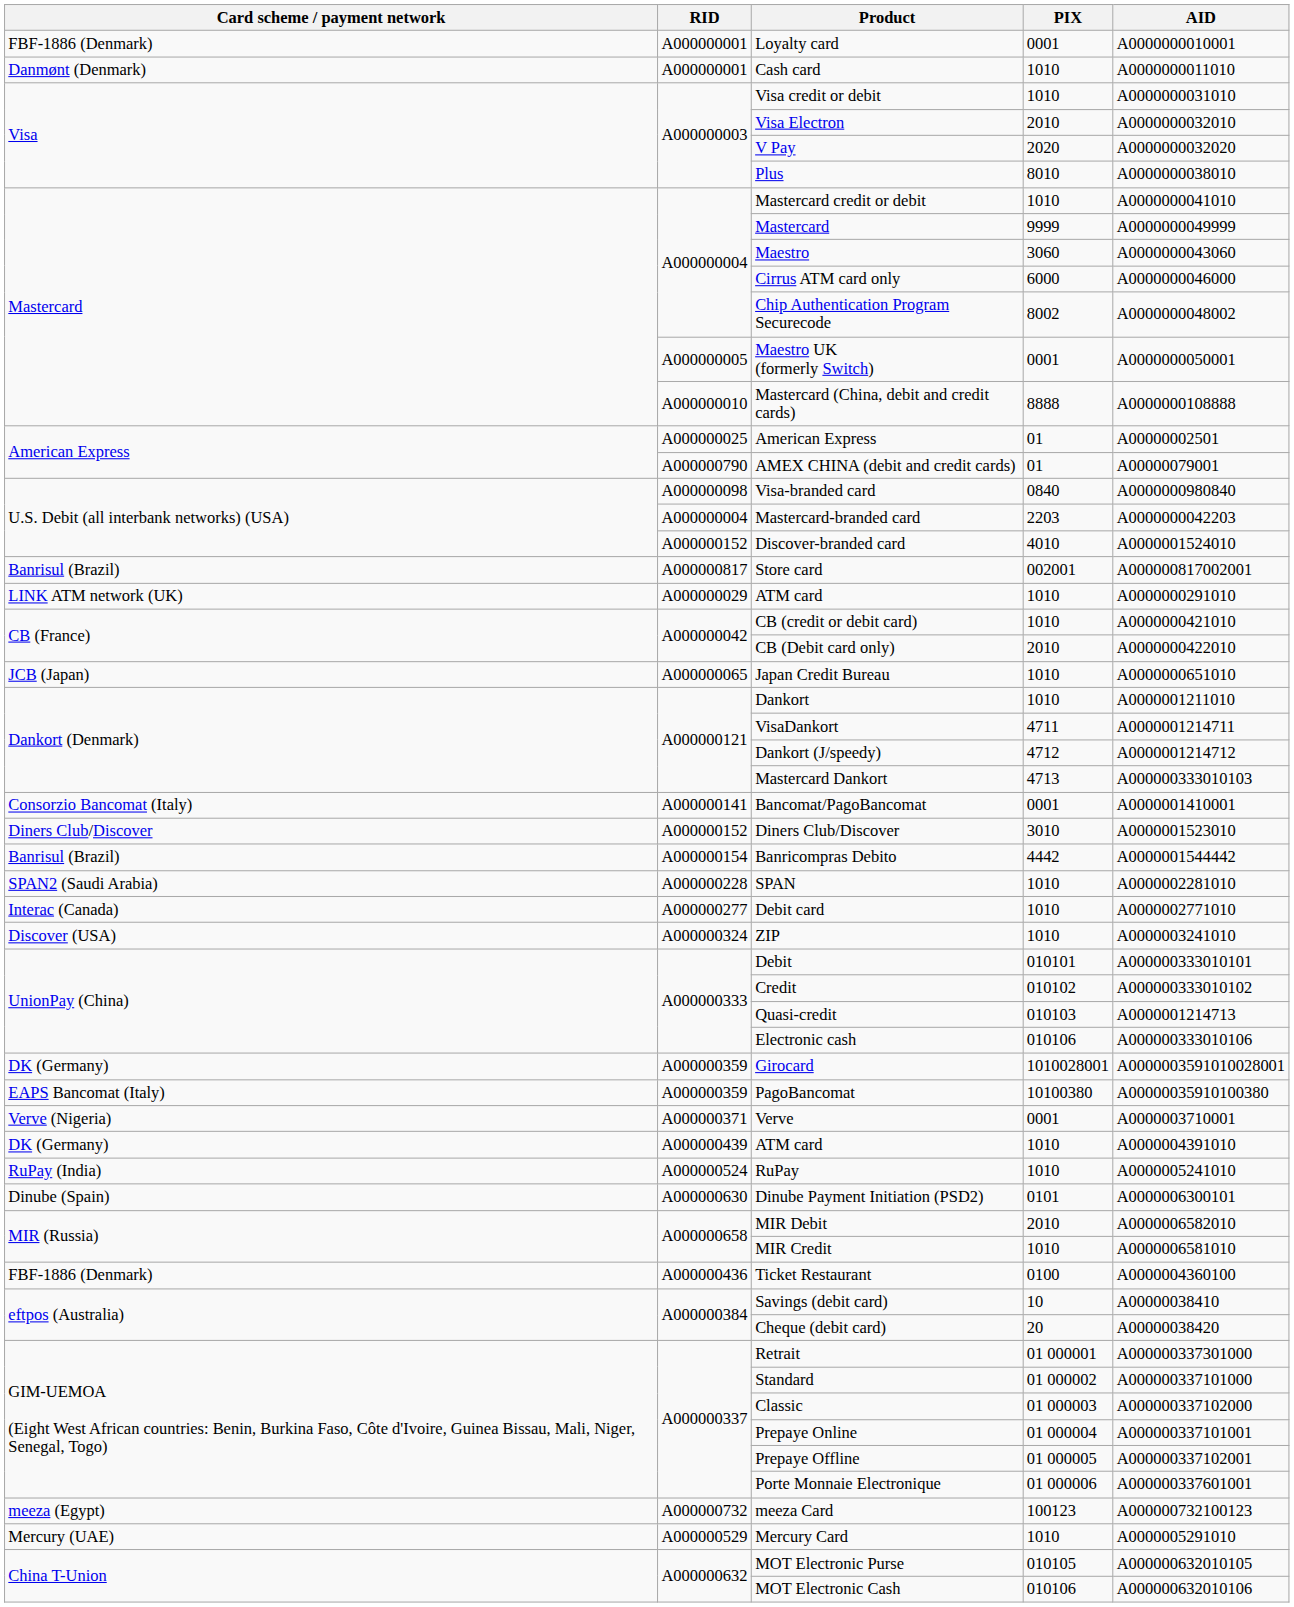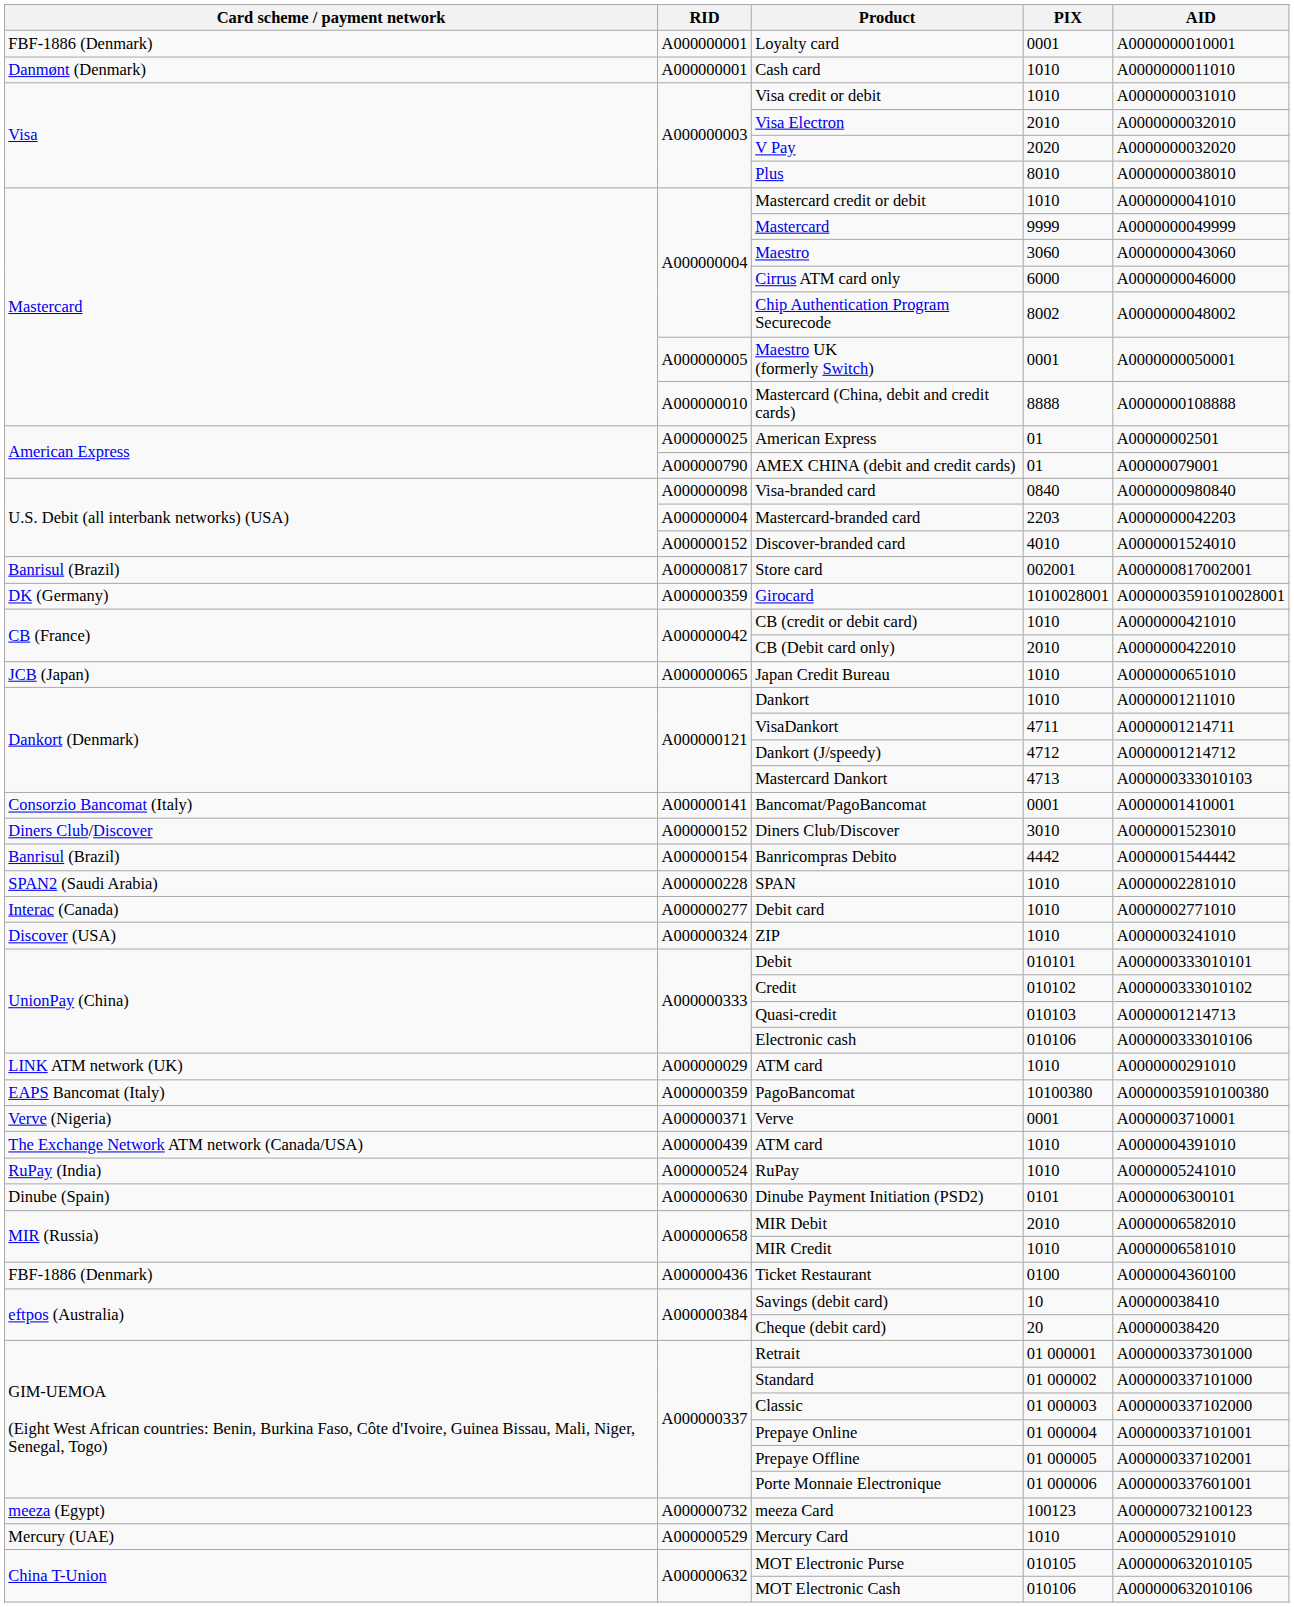rows swapped: (704, 595) <-> (704, 1066)
(58, 1144) DK (Germany) -> (186, 1144) The Exchange Network ATM network (Canada/USA)
